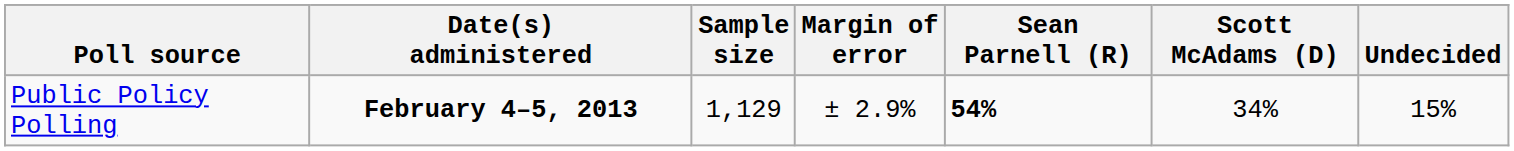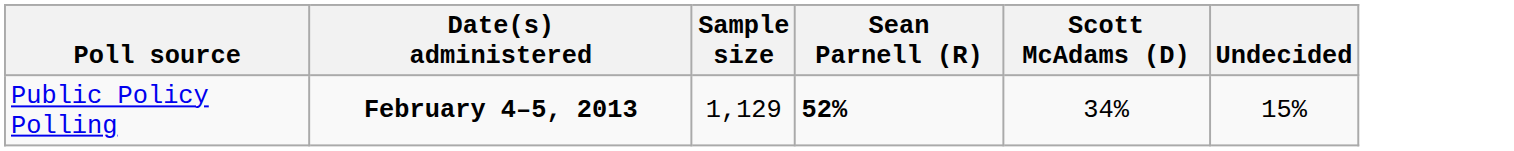- column: (870, 40)
(973, 111) 54% -> (824, 111) 52%
